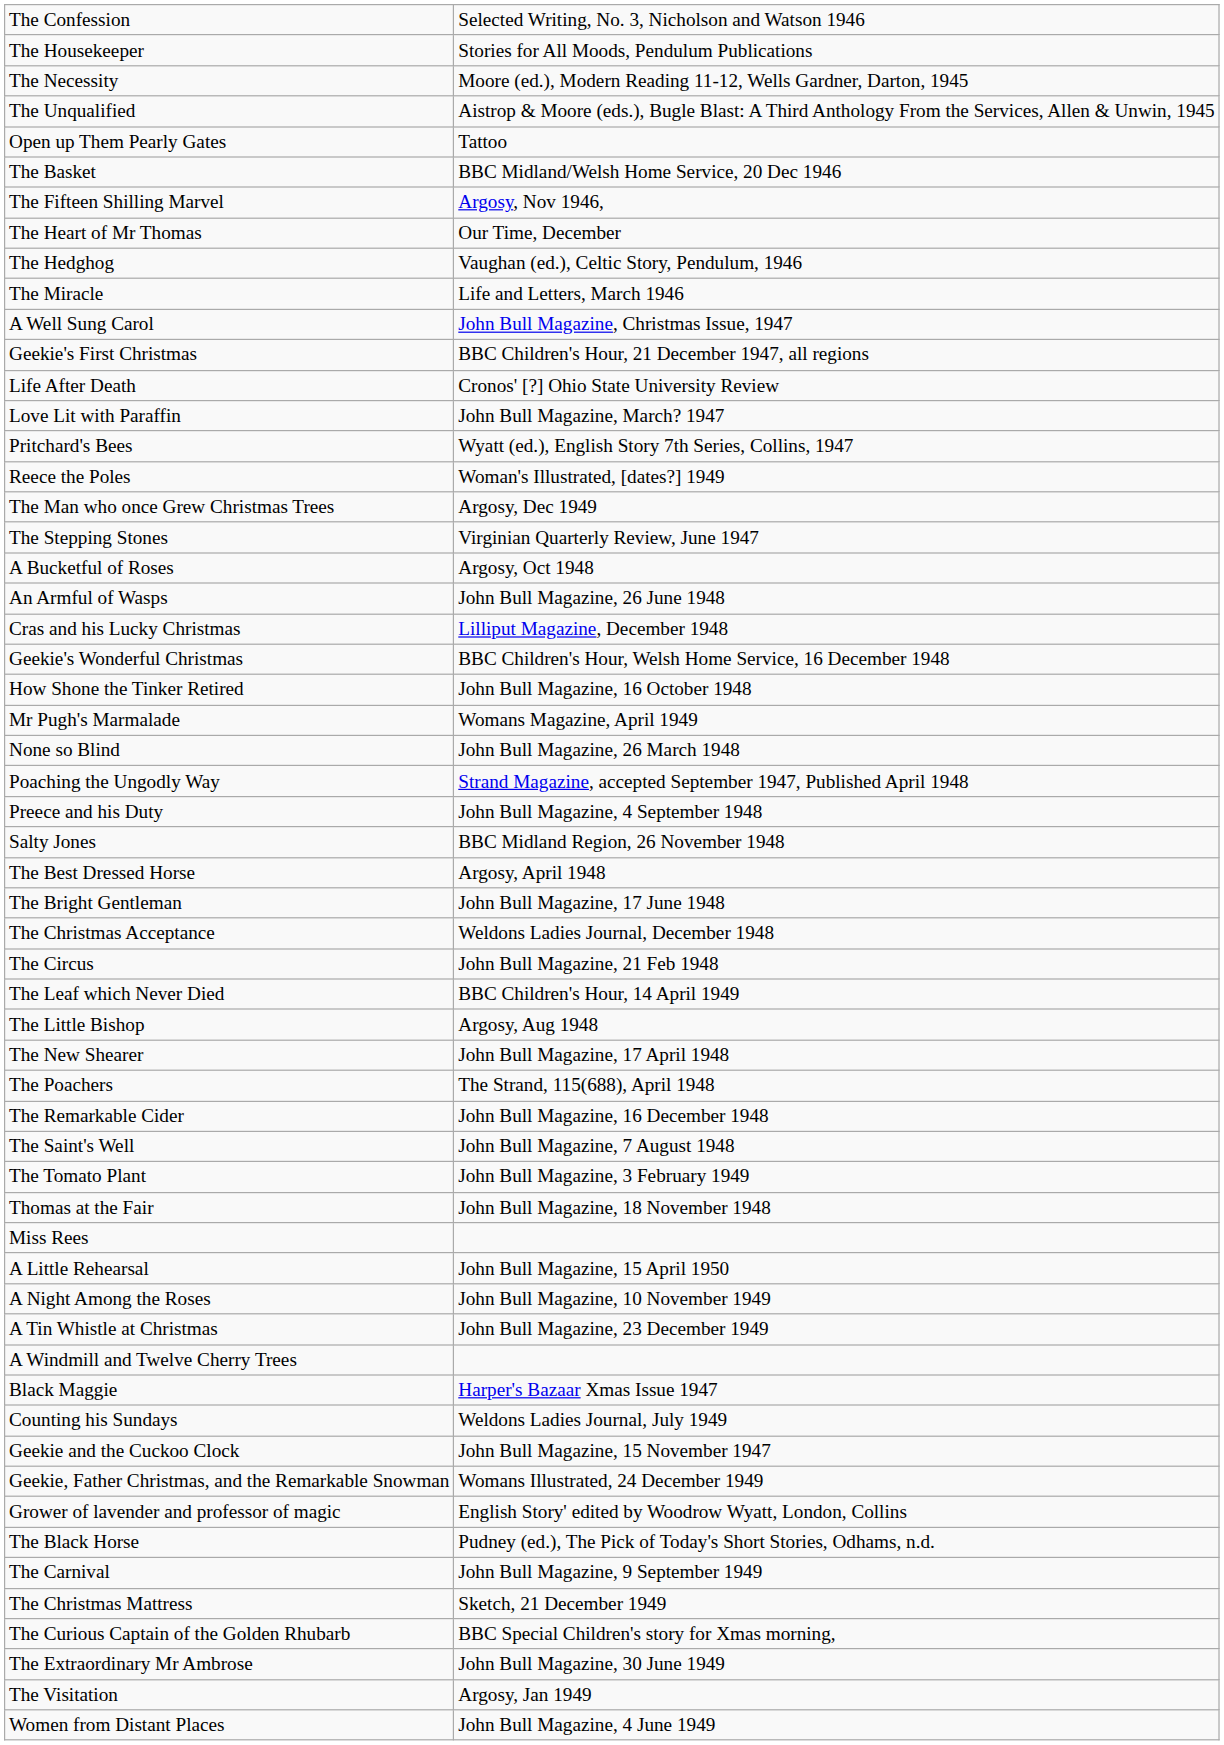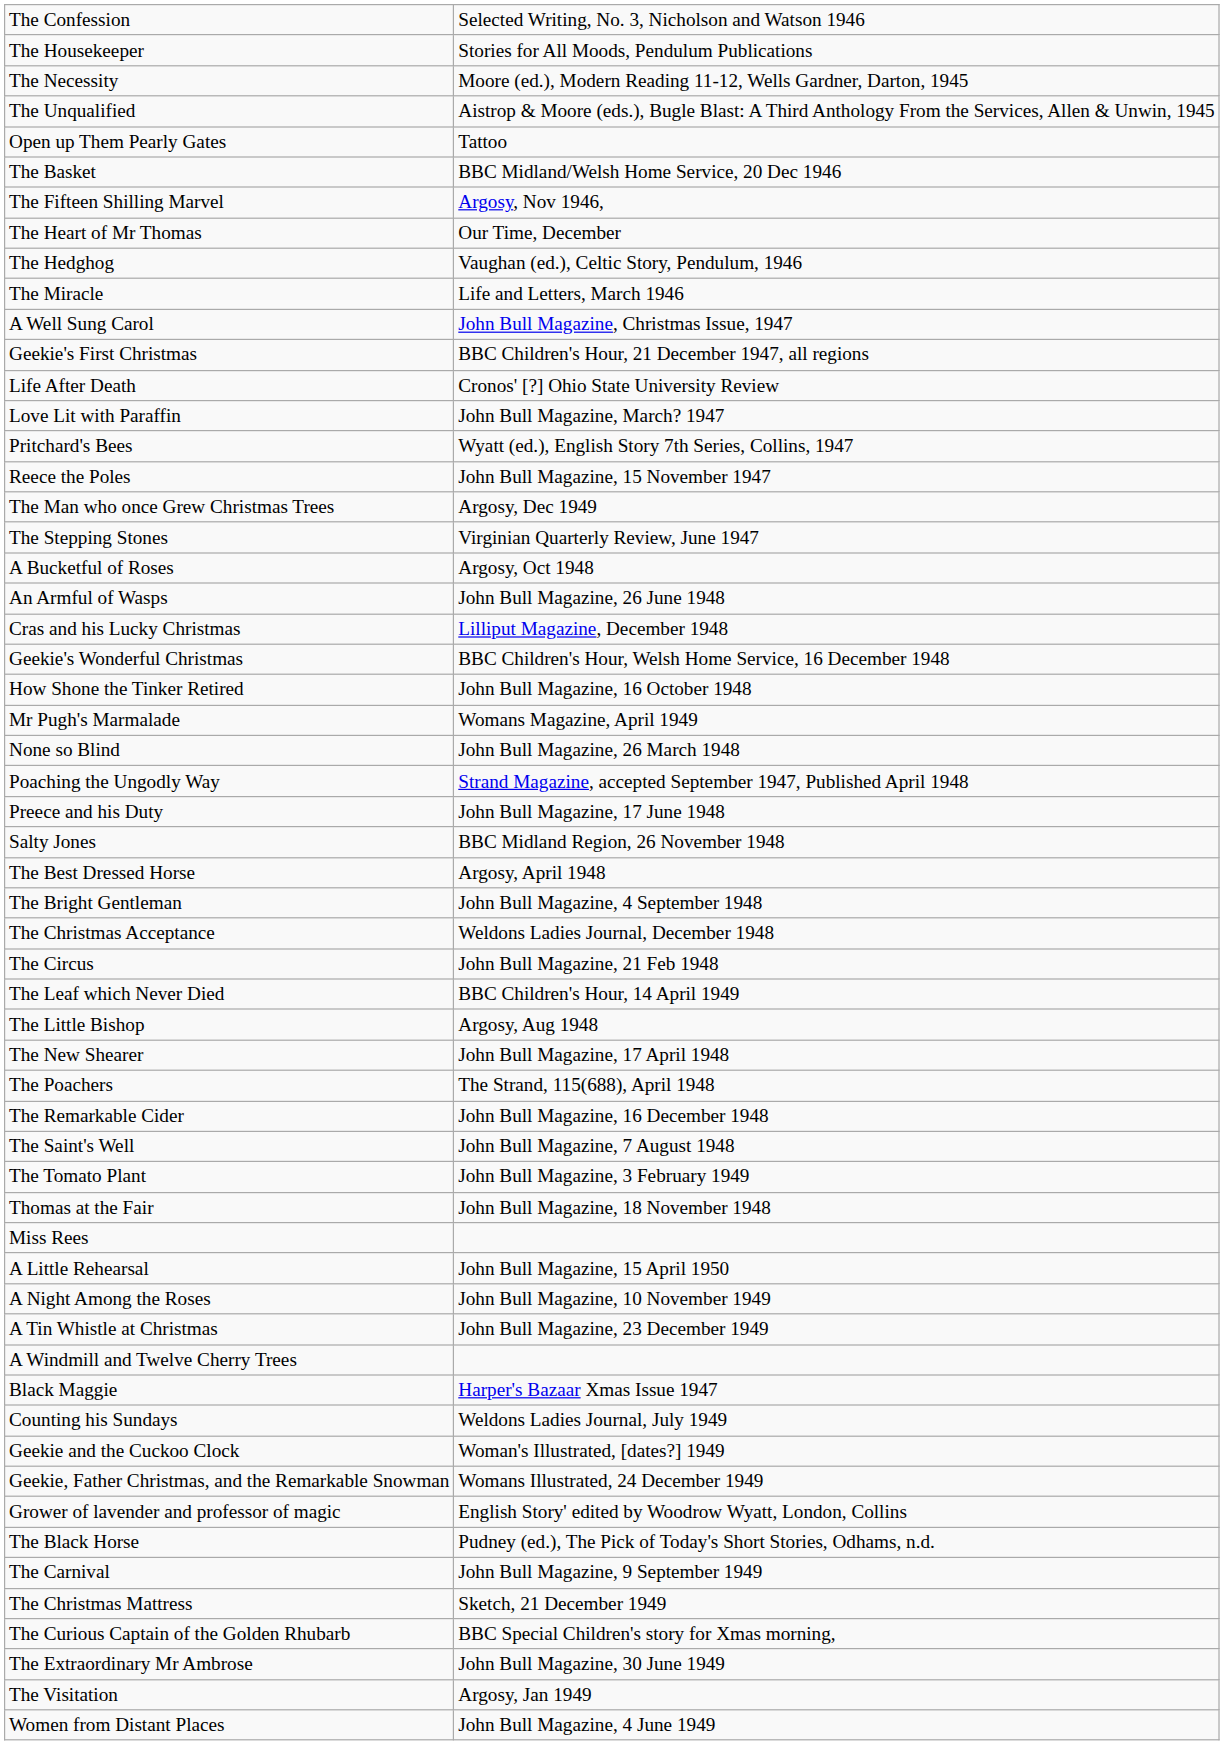(591, 476) Woman's Illustrated, [dates?] 1949 -> (615, 476) John Bull Magazine, 15 November 1947
(610, 811) John Bull Magazine, 4 September 1948 -> (592, 811) John Bull Magazine, 17 June 1948
(592, 902) John Bull Magazine, 17 June 1948 -> (610, 902) John Bull Magazine, 4 September 1948
(615, 1450) John Bull Magazine, 15 November 1947 -> (591, 1450) Woman's Illustrated, [dates?] 1949
